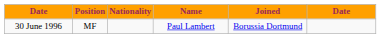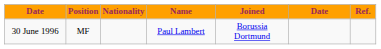+ column: (363, 12)
